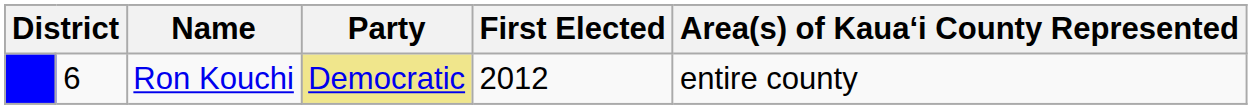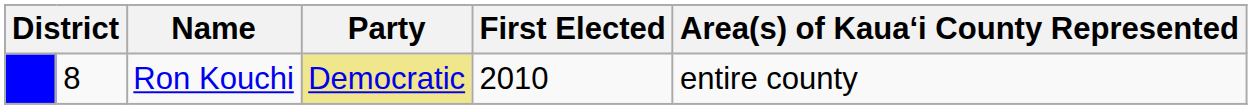(72, 78) 6 -> (72, 78) 8
(514, 78) 2012 -> (514, 78) 2010
